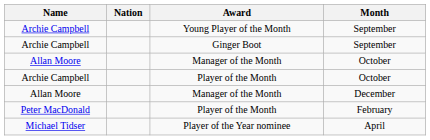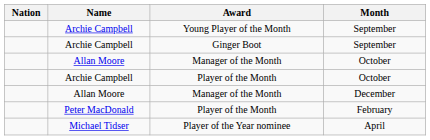columns swapped: (128, 12) <-> (55, 12)
